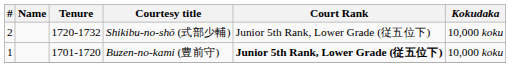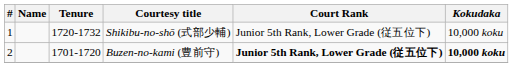(10, 32) 2 -> (10, 32) 1
(10, 52) 1 -> (10, 52) 2
(475, 52) normal -> (476, 52) bold
